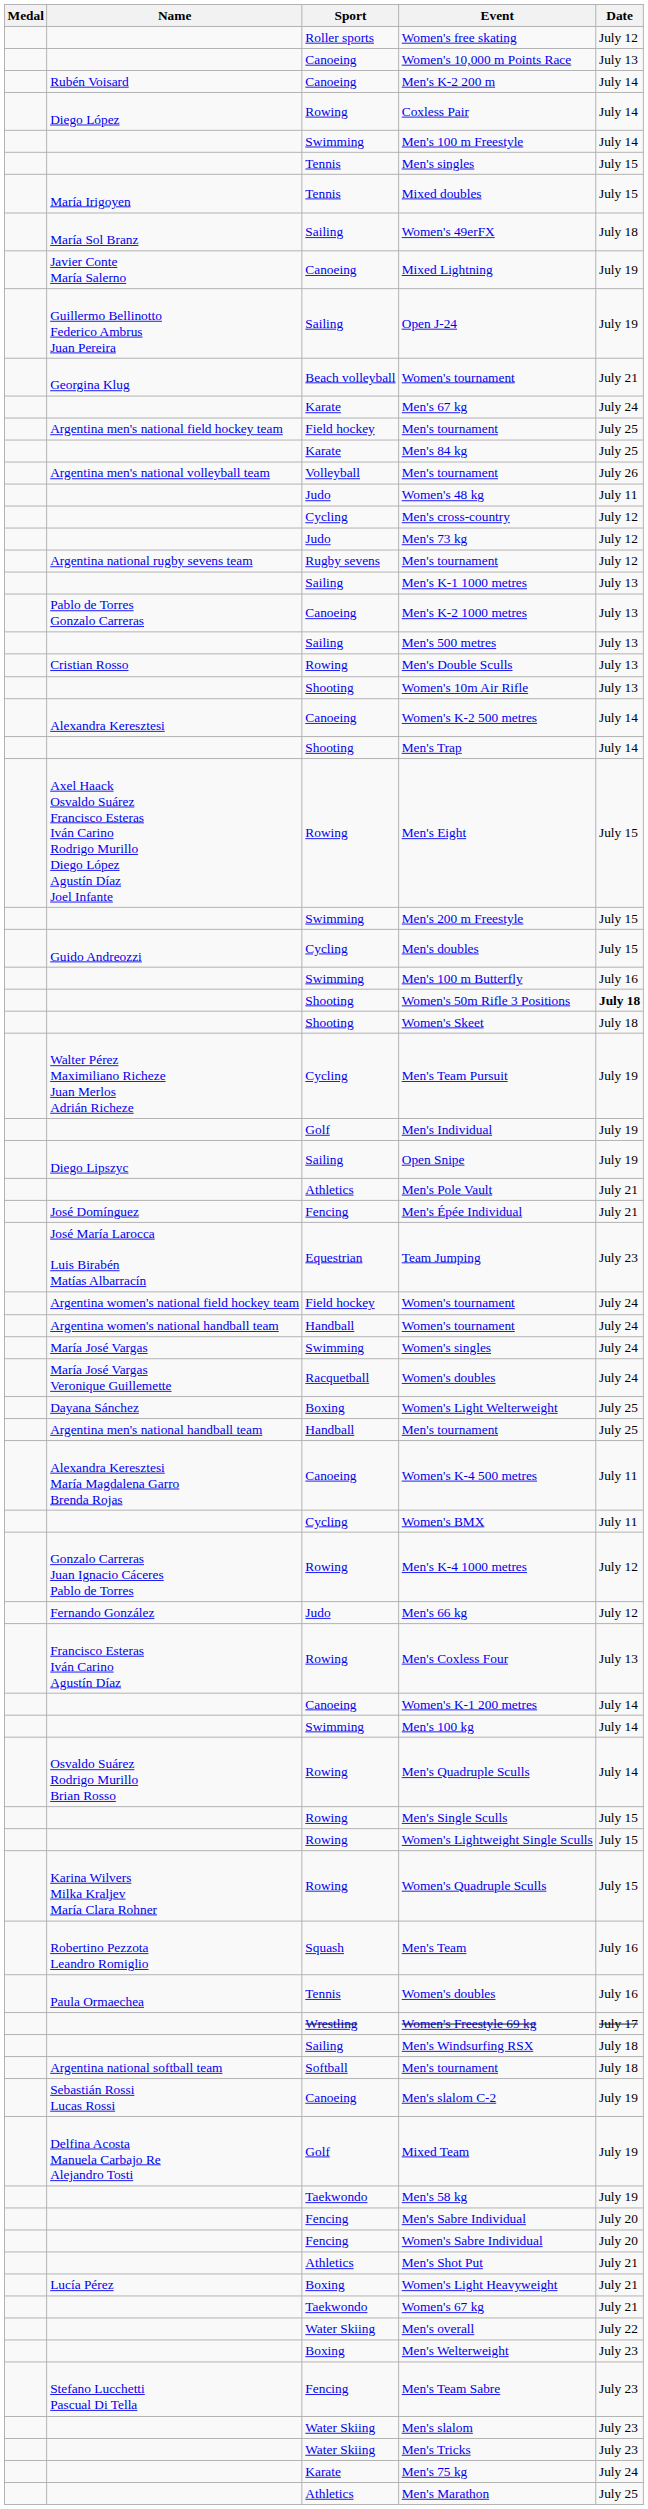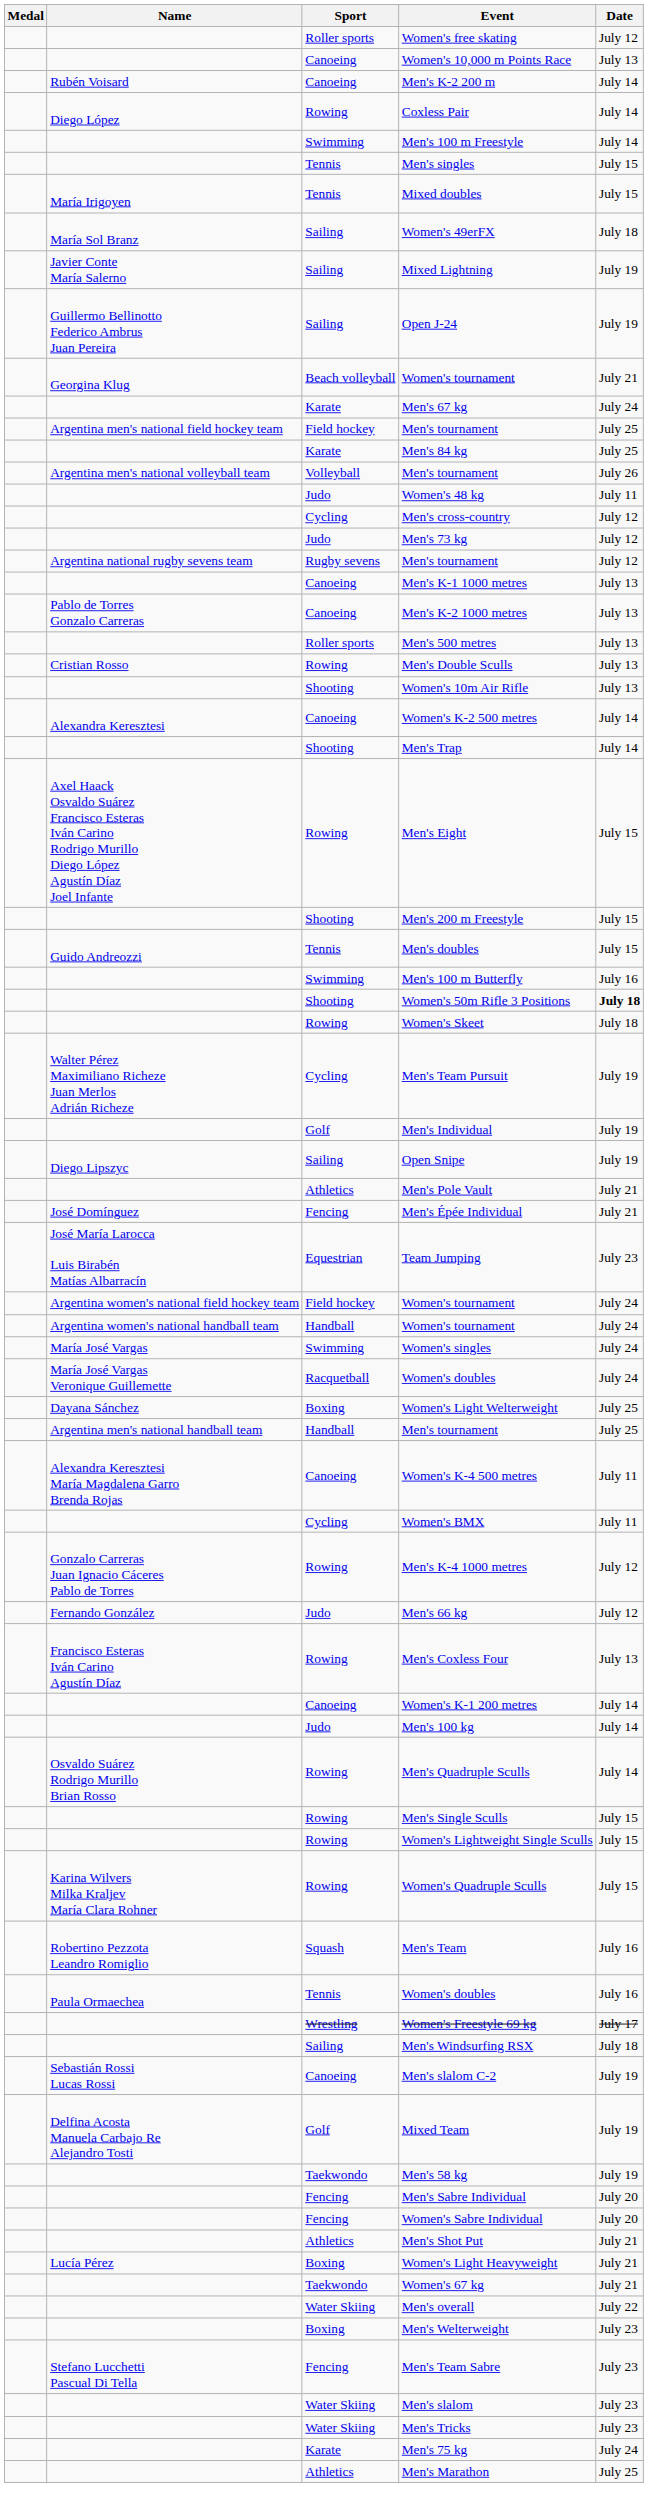(331, 269) Canoeing -> (324, 269) Sailing
(324, 583) Sailing -> (331, 583) Canoeing
(324, 643) Sailing -> (340, 643) Roller sports
(335, 918) Swimming -> (329, 918) Shooting
(326, 948) Cycling -> (323, 948) Tennis
(329, 1022) Shooting -> (326, 1022) Rowing
(335, 1726) Swimming -> (318, 1726) Judo
- row: (136, 2067)
